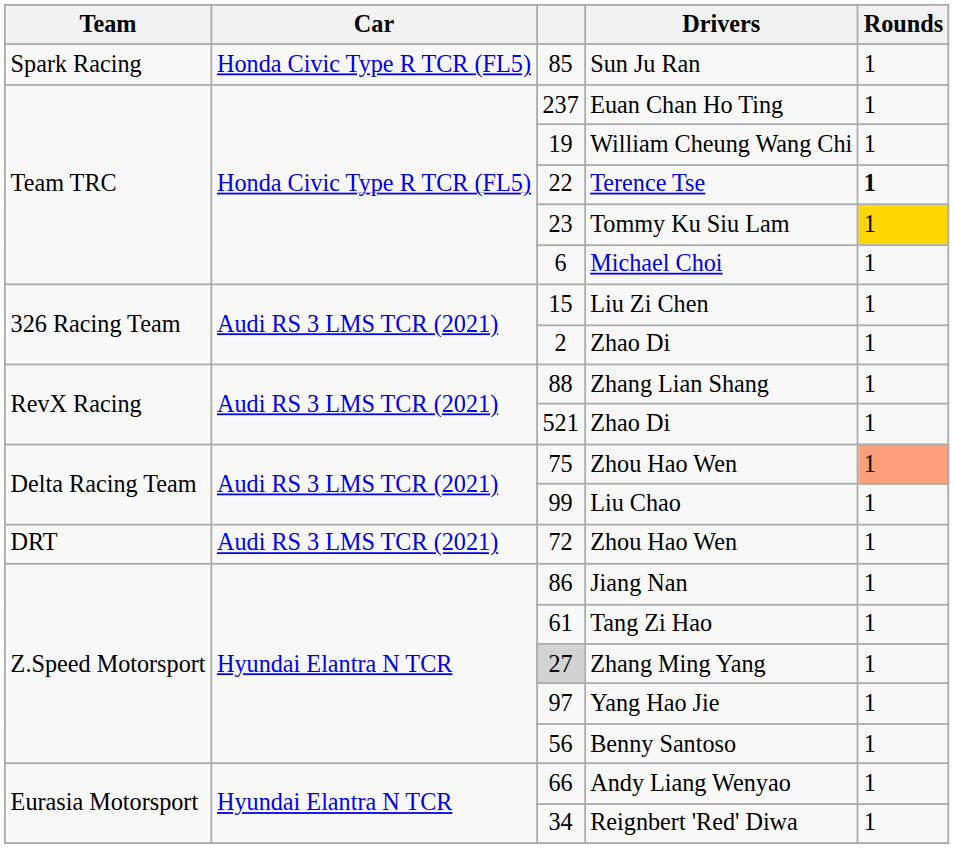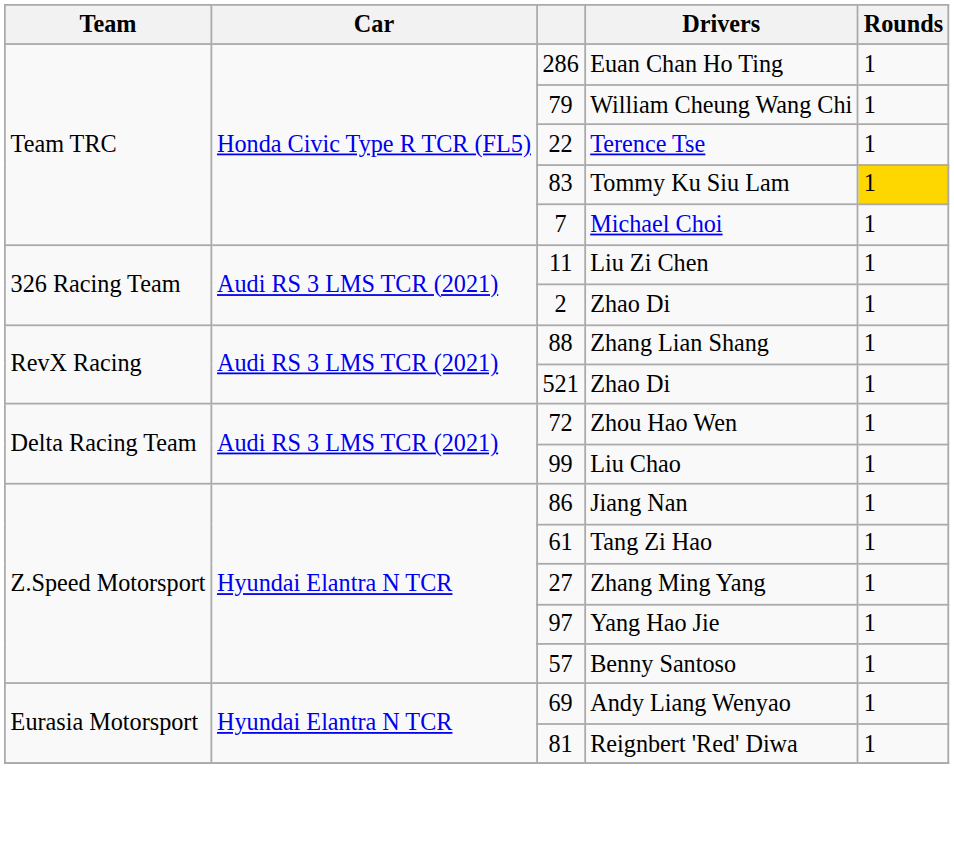- row: (76, 64)
(561, 103) 237 -> (561, 64) 286
(561, 143) 19 -> (561, 103) 79
(870, 183) bold -> (870, 143) normal
(561, 223) 23 -> (561, 183) 83
(561, 263) 6 -> (561, 223) 7
(561, 303) 15 -> (561, 263) 11
(561, 463) 75 -> (561, 423) 72
(870, 463) lightsalmon background -> (870, 423) no background
- row: (34, 543)
(561, 663) lightgrey background -> (561, 583) no background
(561, 742) 56 -> (561, 663) 57
(561, 782) 66 -> (561, 703) 69
(561, 822) 34 -> (561, 742) 81
